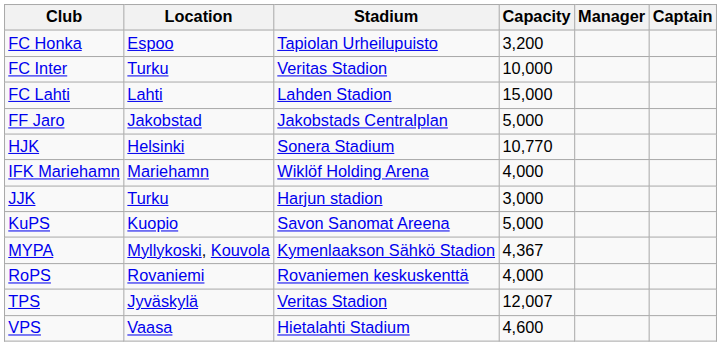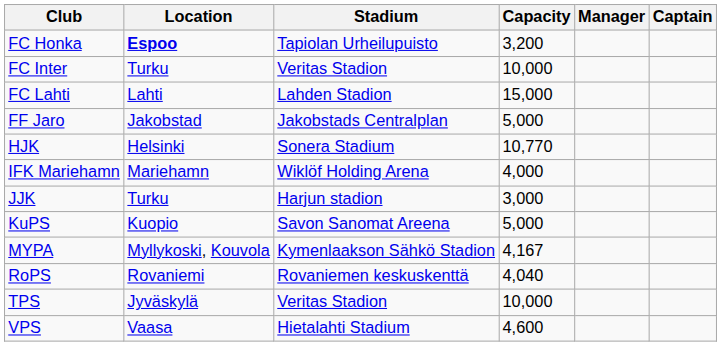(150, 43) normal -> (152, 43) bold
(523, 250) 4,367 -> (523, 250) 4,167
(523, 276) 4,000 -> (523, 276) 4,040
(527, 302) 12,007 -> (527, 302) 10,000
